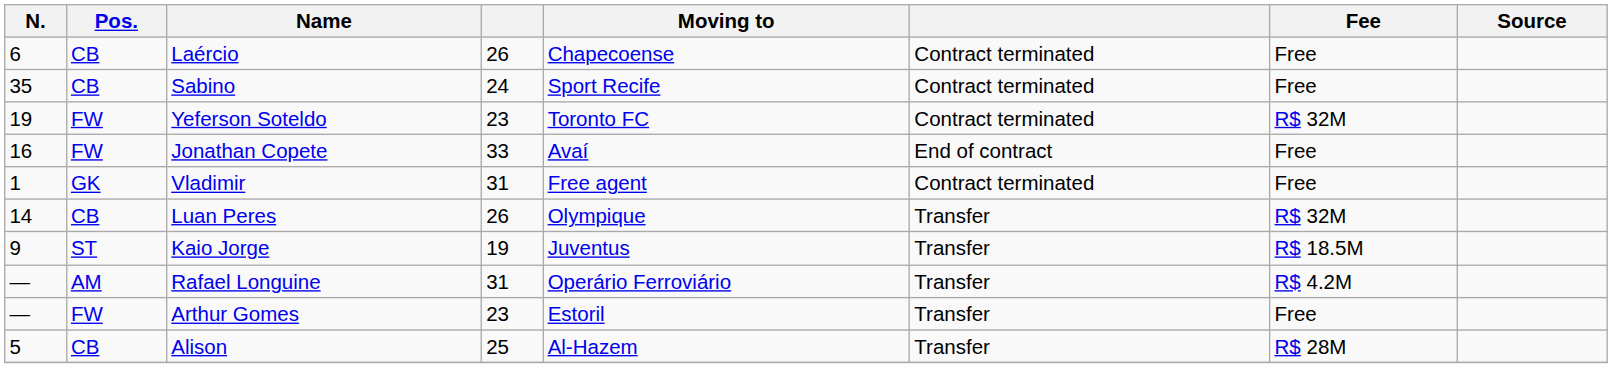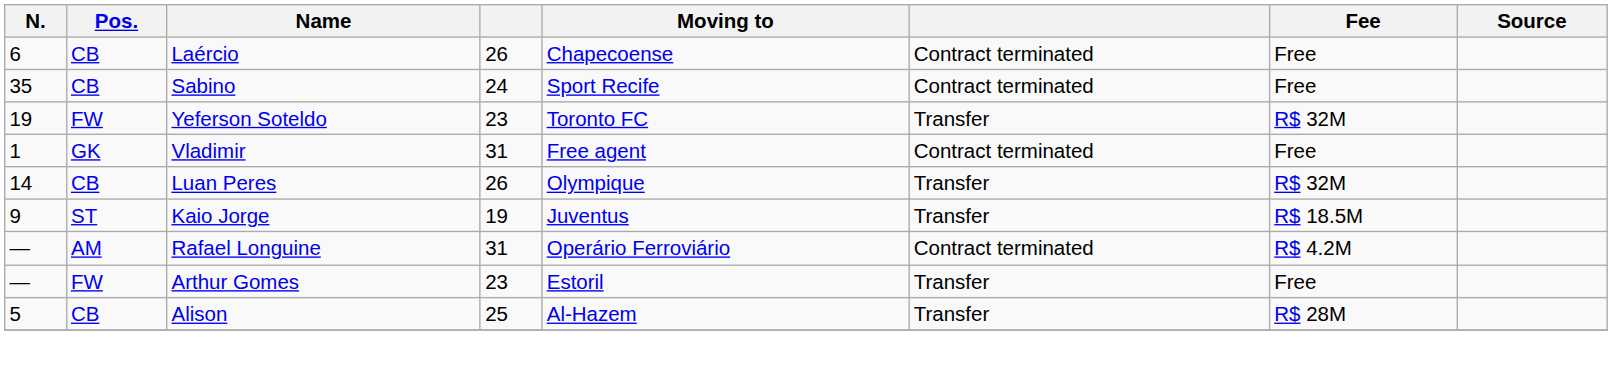(1004, 119) Contract terminated -> (951, 119) Transfer
- row: (249, 151)
(952, 281) Transfer -> (1004, 248) Contract terminated
